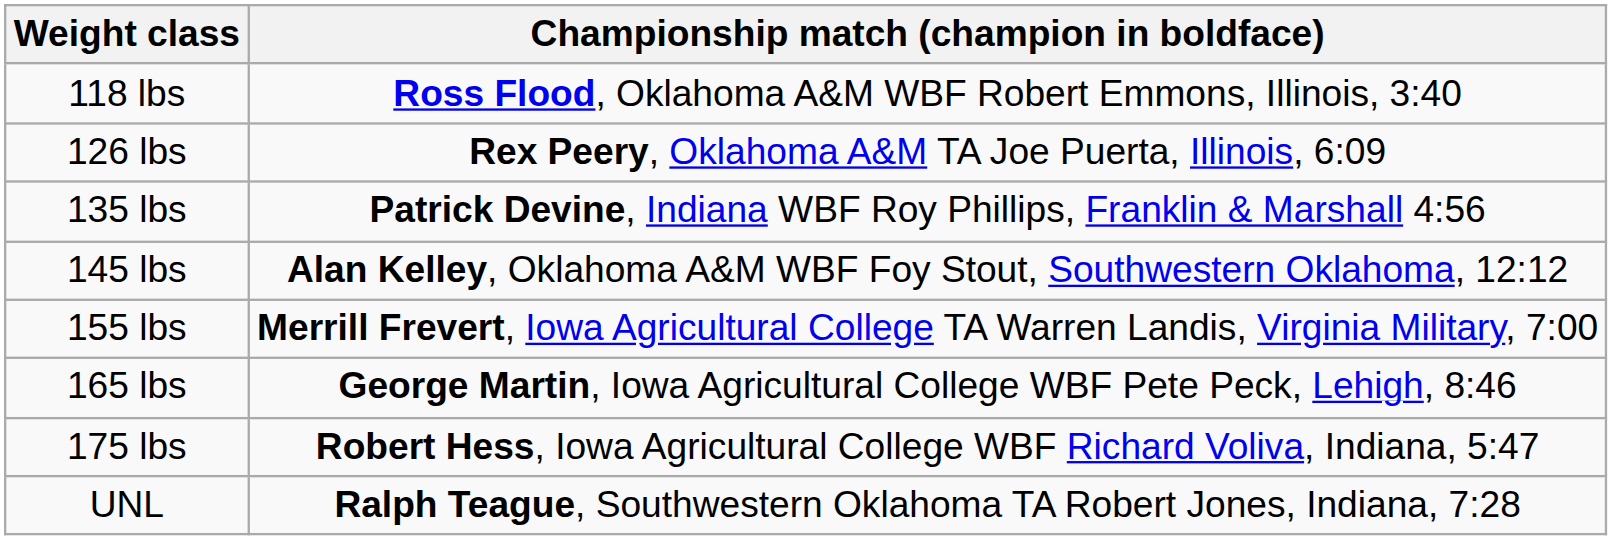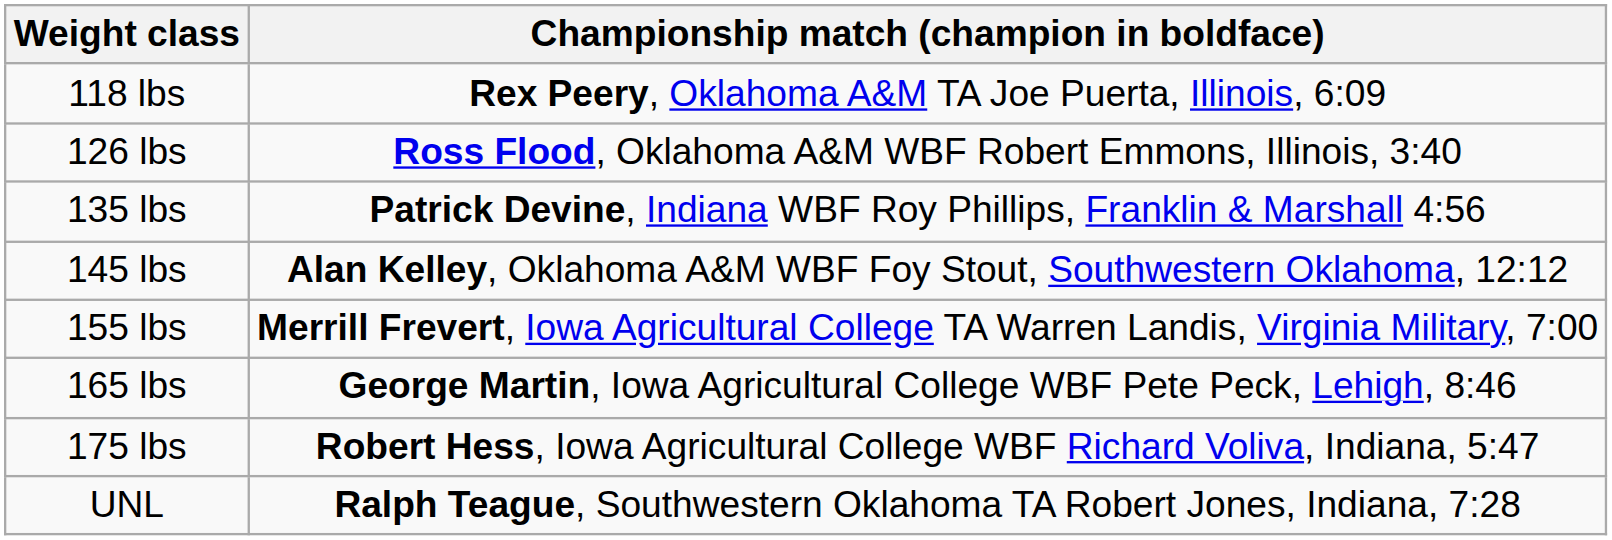(928, 92) Ross Flood, Oklahoma A&M WBF Robert Emmons, Illinois, 3:40 -> (928, 92) Rex Peery, Oklahoma A&M TA Joe Puerta, Illinois, 6:09
(928, 151) Rex Peery, Oklahoma A&M TA Joe Puerta, Illinois, 6:09 -> (928, 151) Ross Flood, Oklahoma A&M WBF Robert Emmons, Illinois, 3:40
